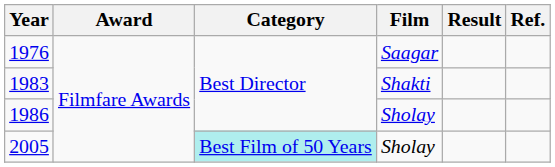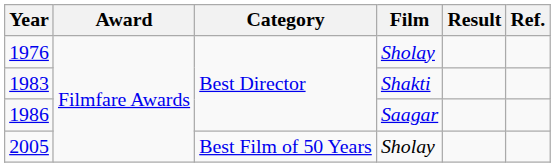(410, 51) Saagar -> (408, 51) Sholay
(408, 114) Sholay -> (410, 114) Saagar
(285, 146) paleturquoise background -> (285, 146) no background
